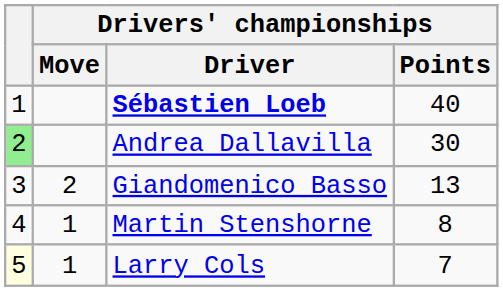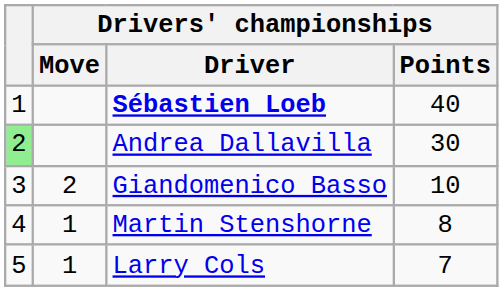(445, 185) 13 -> (445, 185) 10
(19, 265) lightyellow background -> (19, 265) no background
